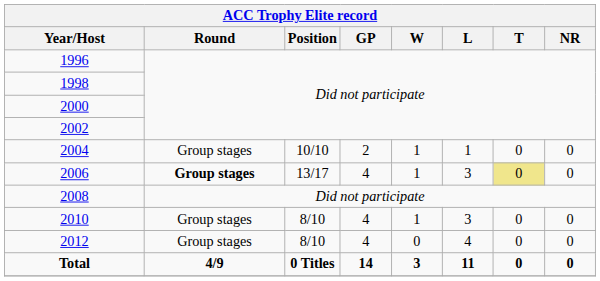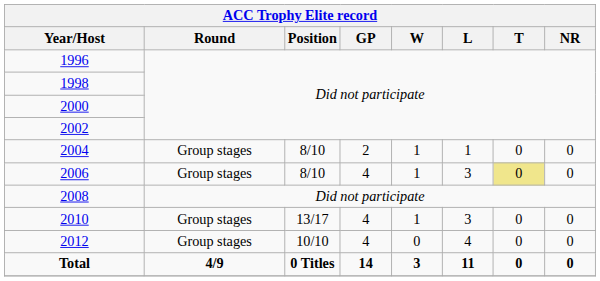(312, 151) 10/10 -> (312, 151) 8/10
(215, 173) bold -> (215, 173) normal
(312, 173) 13/17 -> (312, 173) 8/10
(312, 219) 8/10 -> (312, 219) 13/17
(312, 241) 8/10 -> (312, 241) 10/10
